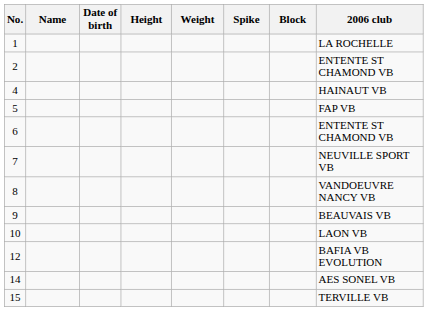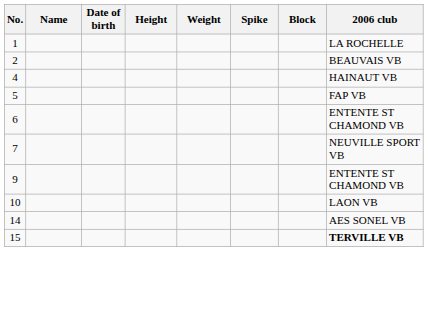(356, 66) ENTENTE ST CHAMOND VB -> (365, 60) BEAUVAIS VB
- row: (15, 191)
(355, 215) BEAUVAIS VB -> (367, 179) ENTENTE ST CHAMOND VB
- row: (15, 256)
(353, 297) normal -> (366, 238) bold
